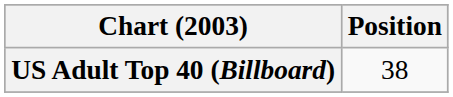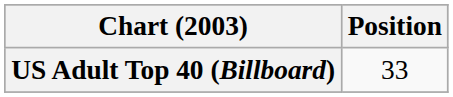(395, 69) 38 -> (395, 69) 33
